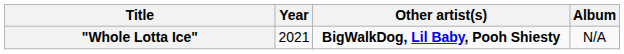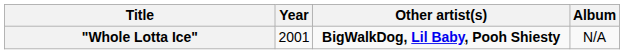(294, 37) 2021 -> (294, 37) 2001
